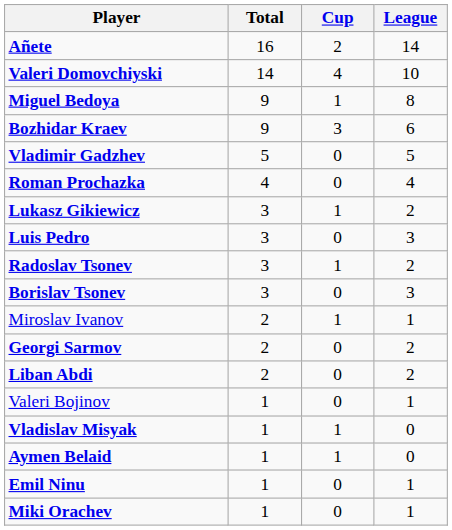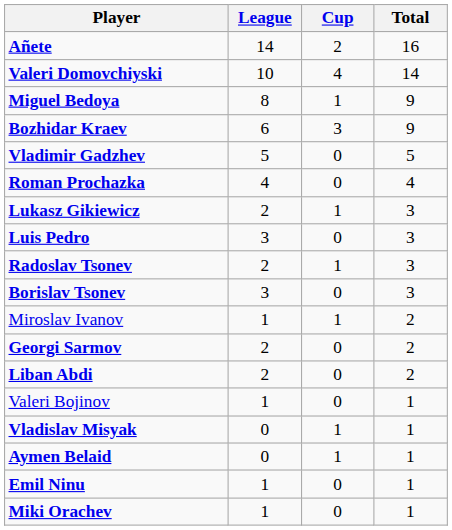columns swapped: (410, 18) <-> (265, 18)
